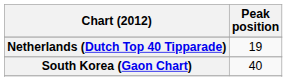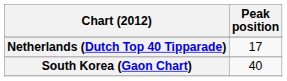(256, 47) 19 -> (256, 47) 17
